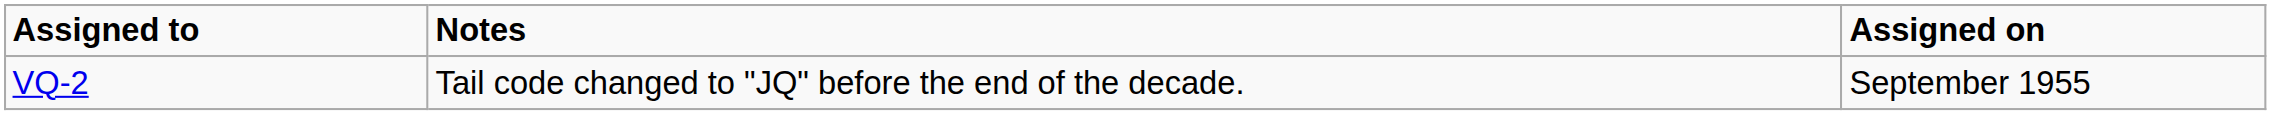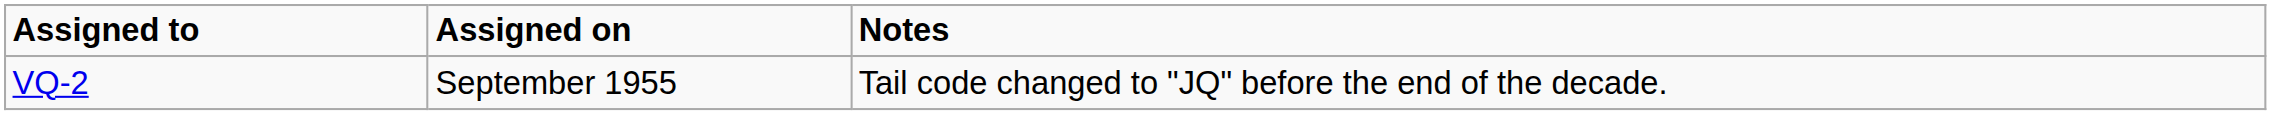columns swapped: (1947, 30) <-> (481, 30)
